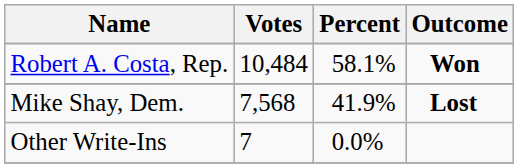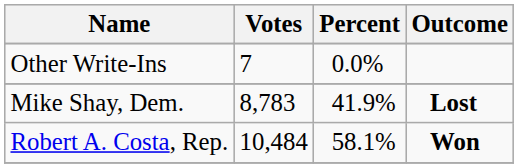rows swapped: (119, 63) <-> (89, 142)
(268, 102) 7,568 -> (268, 102) 8,783
